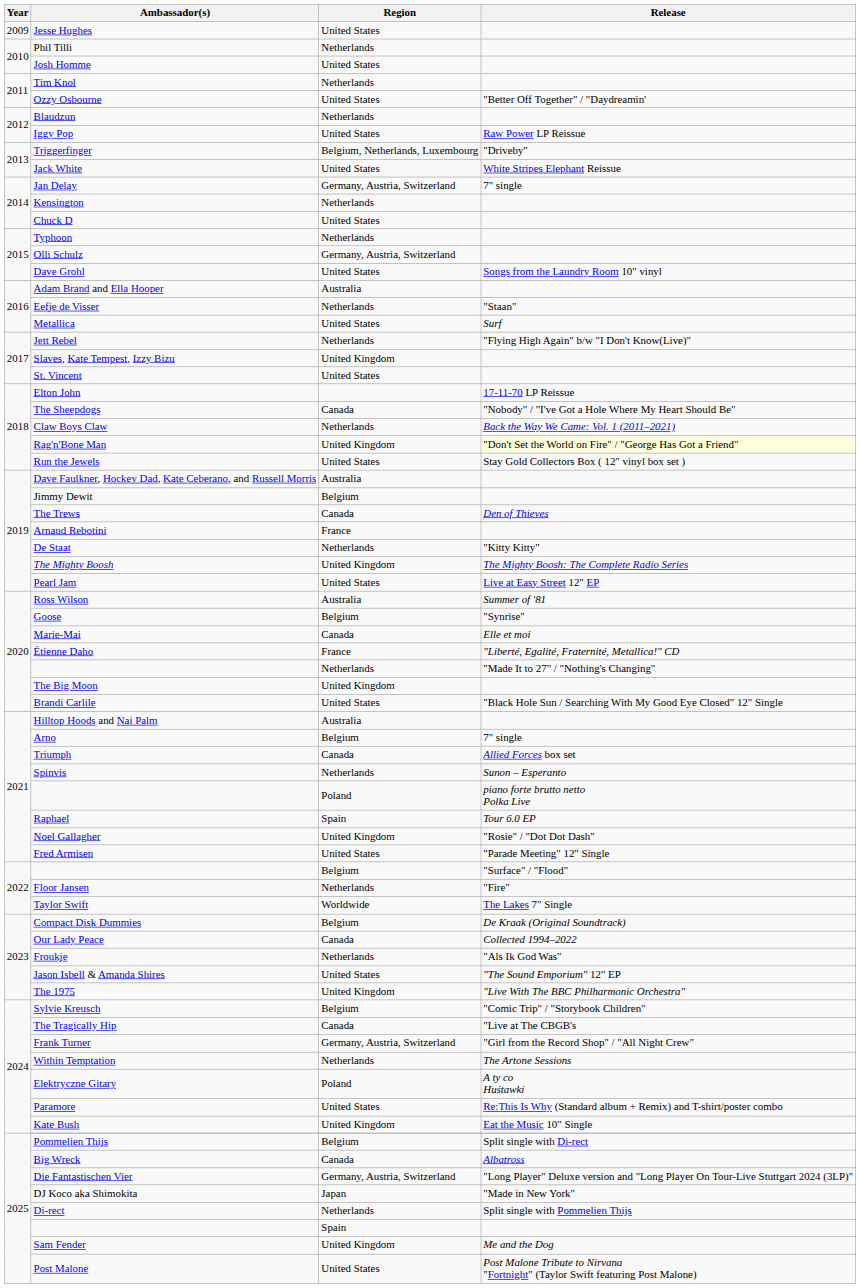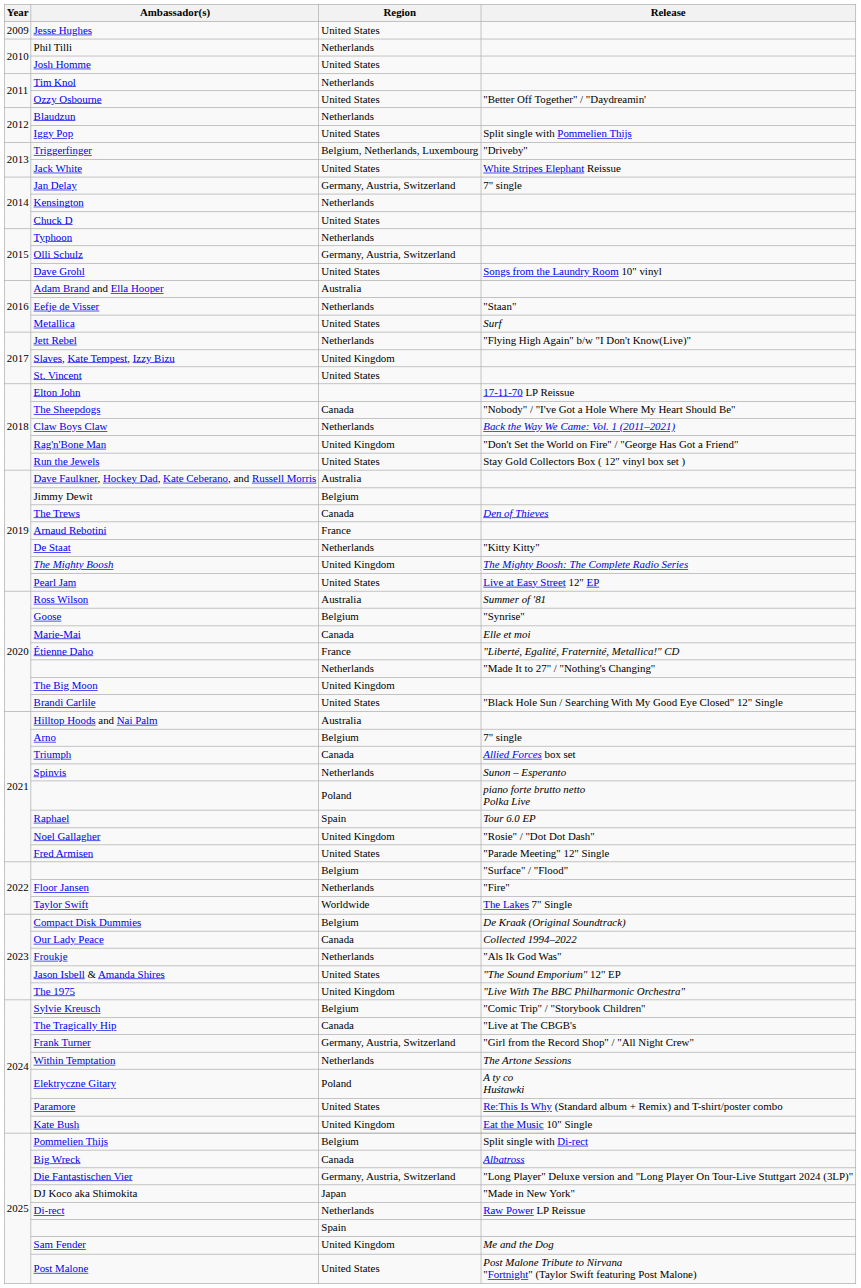(534, 133) Raw Power LP Reissue -> (558, 133) Split single with Pommelien Thijs
(611, 444) lightyellow background -> (611, 444) no background
(558, 1210) Split single with Pommelien Thijs -> (534, 1210) Raw Power LP Reissue
